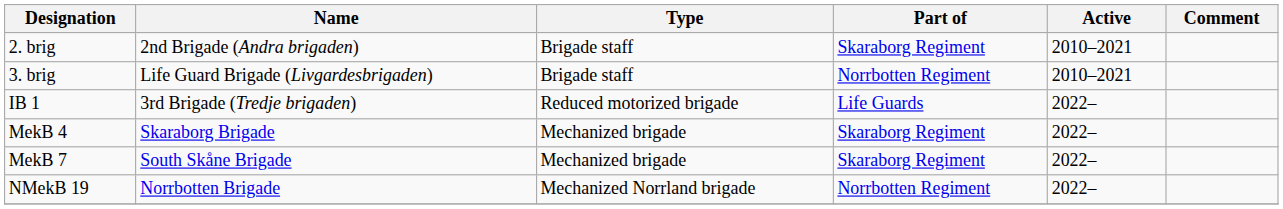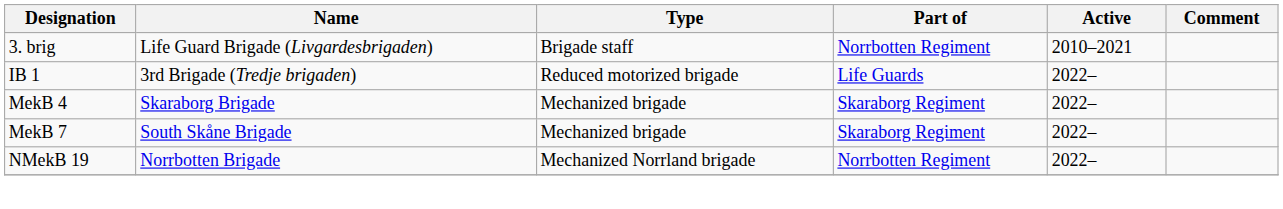- row: (32, 47)
